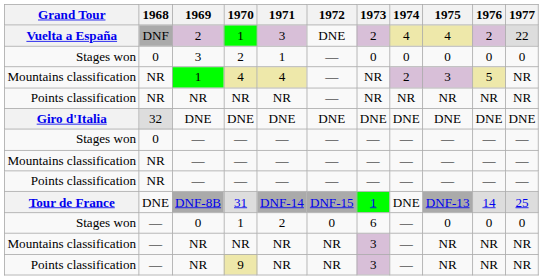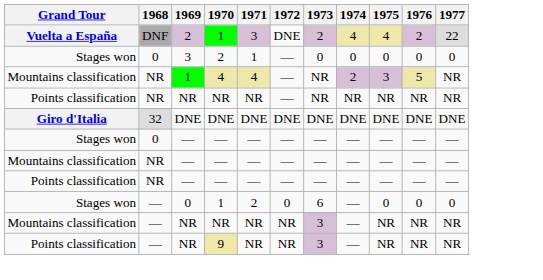- row: (72, 202)
